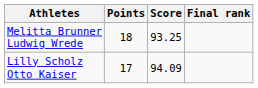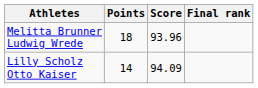(166, 37) 93.25 -> (166, 37) 93.96
(126, 67) 17 -> (126, 67) 14
